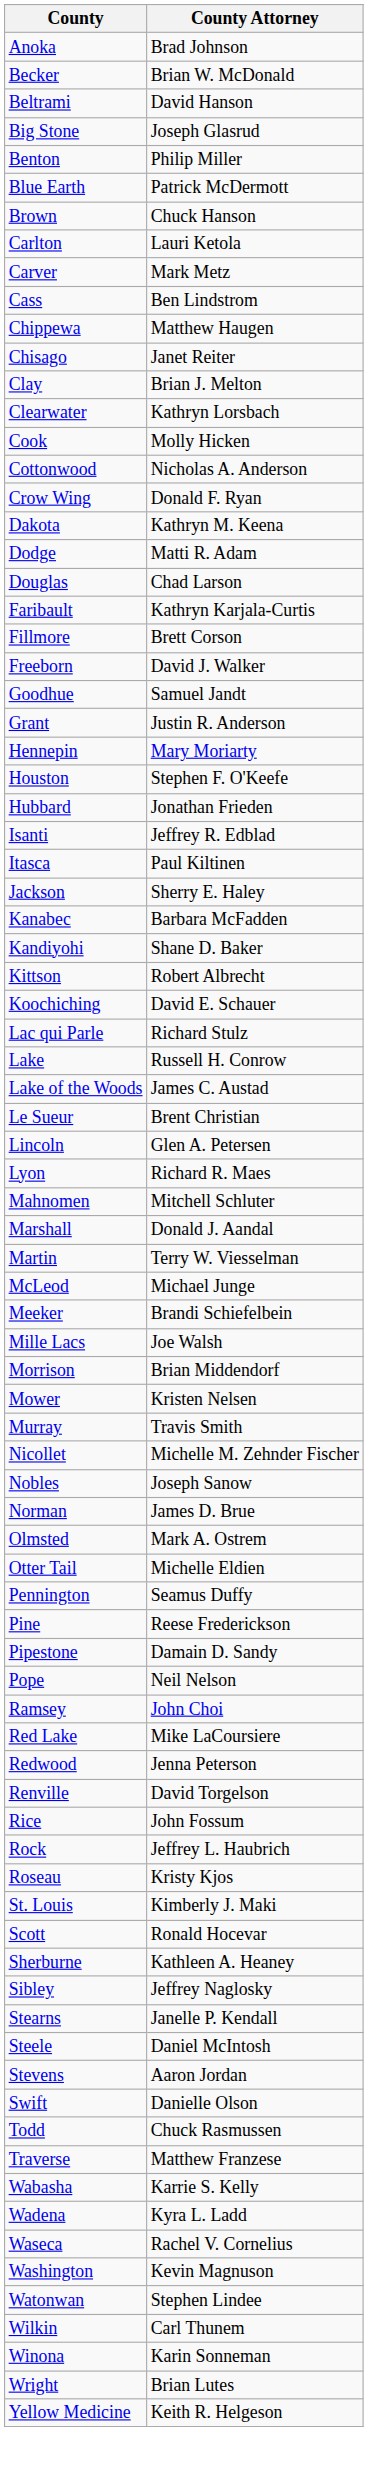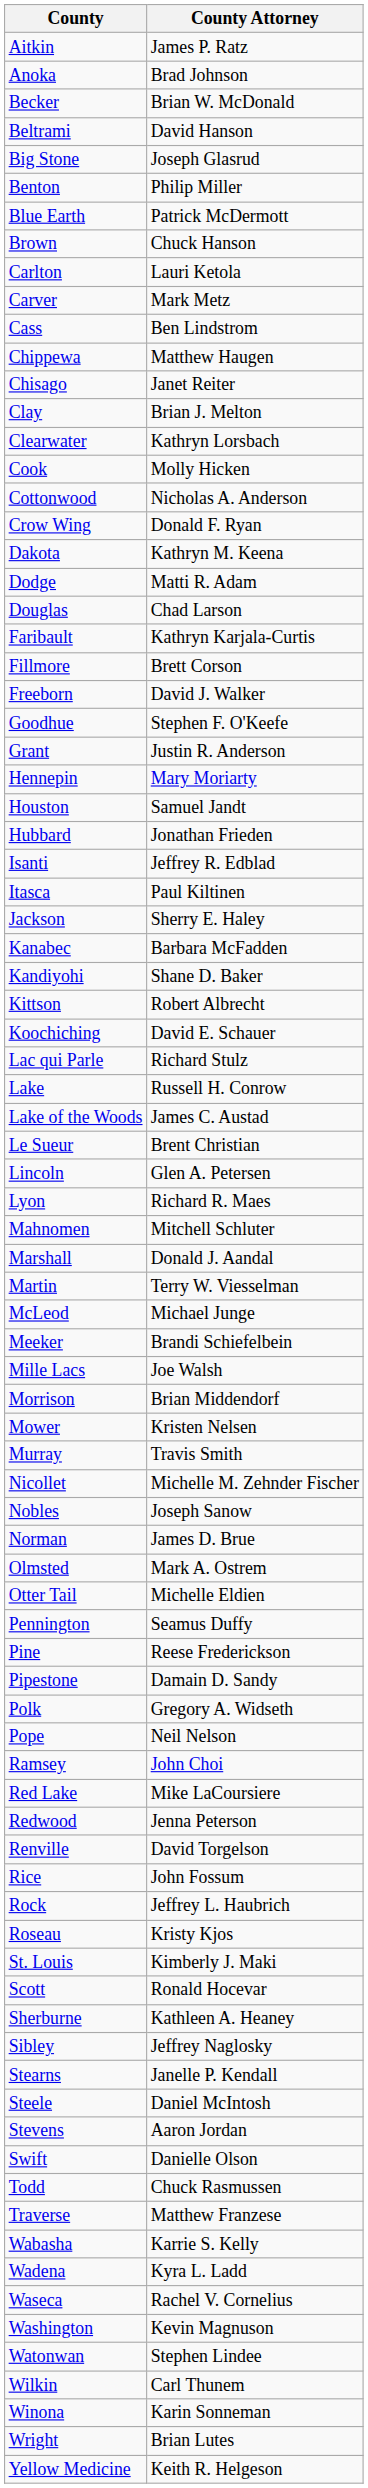+ row: (31, 46)
(198, 694) Samuel Jandt -> (219, 722) Stephen F. O'Keefe
(219, 779) Stephen F. O'Keefe -> (198, 807) Samuel Jandt
+ row: (25, 1708)
